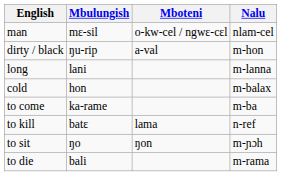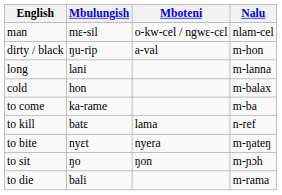+ row: (22, 143)
